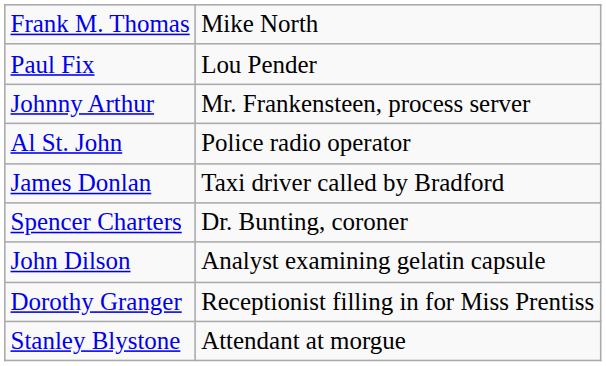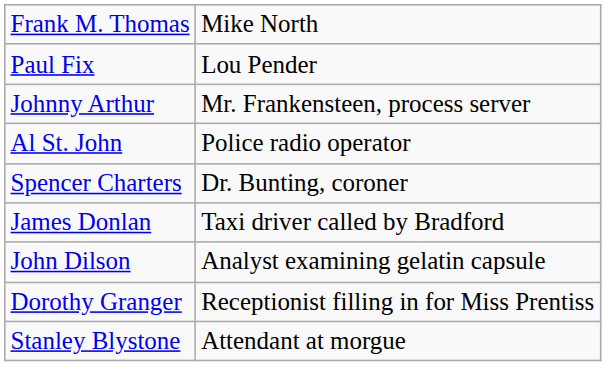rows swapped: (96, 222) <-> (81, 182)
